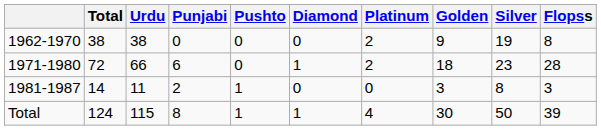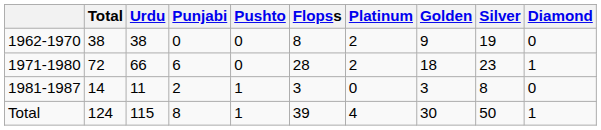columns swapped: (325, 16) <-> (568, 16)
